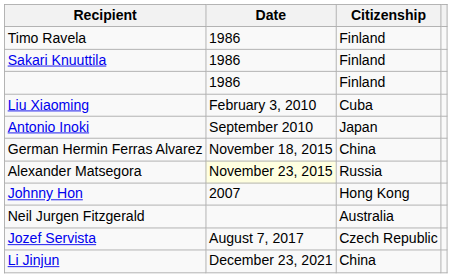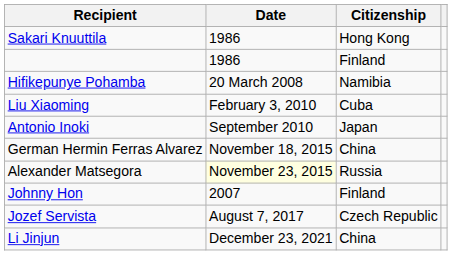- row: (47, 37)
(362, 60) Finland -> (374, 37) Hong Kong
+ row: (77, 82)
(374, 194) Hong Kong -> (362, 194) Finland
- row: (76, 216)
